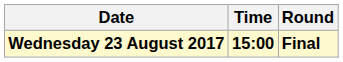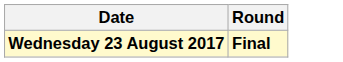- column: (253, 17)
